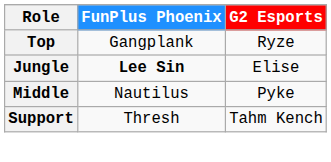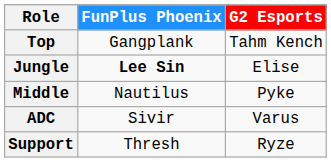(276, 43) Ryze -> (276, 43) Tahm Kench
+ row: (41, 119)
(276, 119) Tahm Kench -> (276, 144) Ryze
